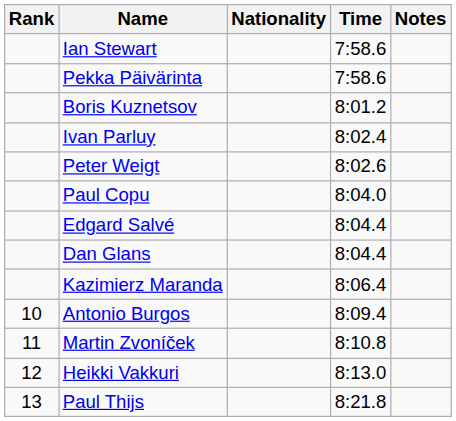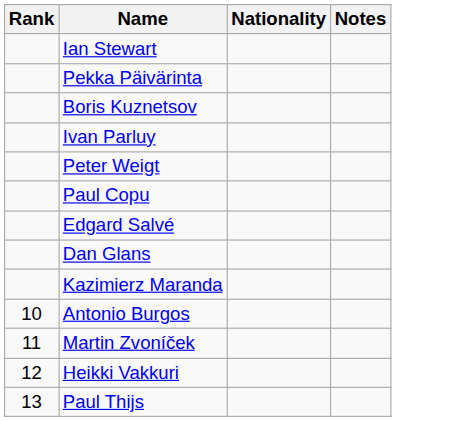- column: (360, 19)
